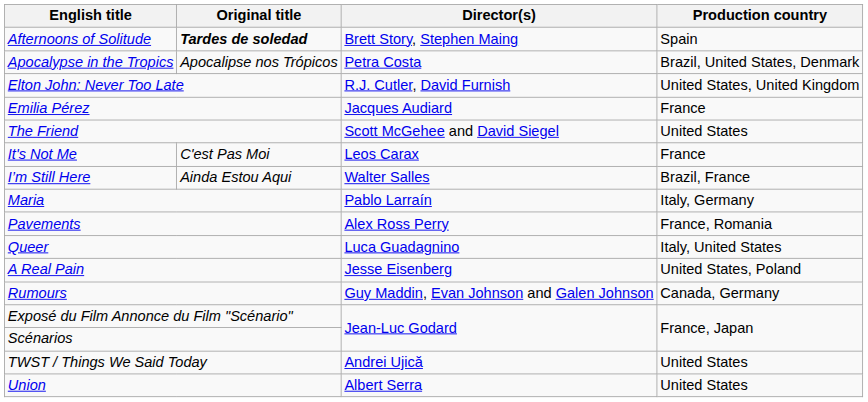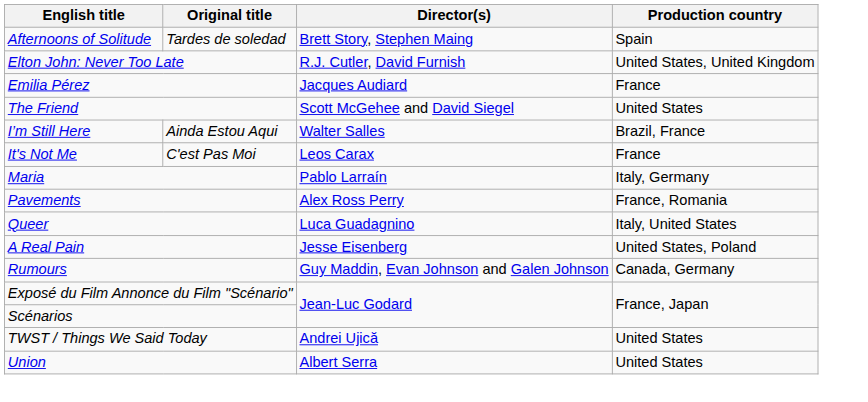(244, 39) bold -> (226, 39) normal
- row: (91, 62)
rows swapped: (49, 177) <-> (42, 154)
